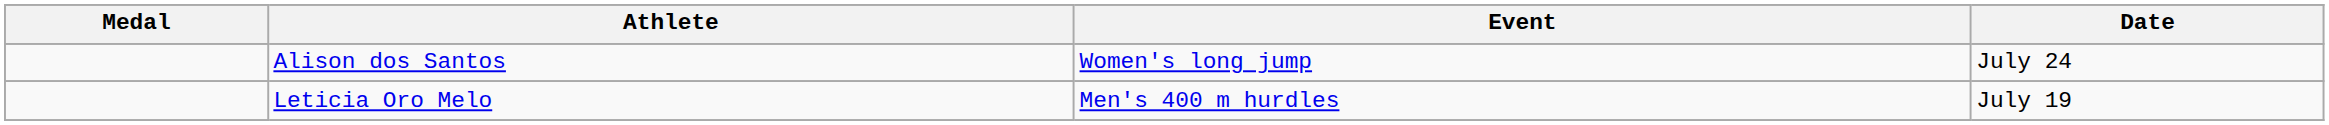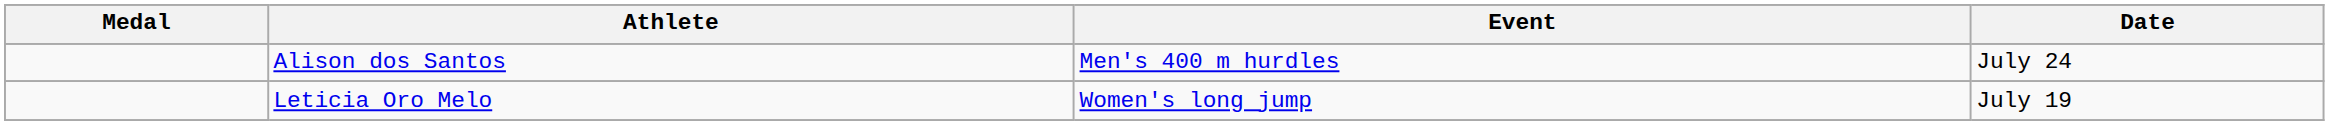(1196, 62) Women's long jump -> (1209, 62) Men's 400 m hurdles
(1209, 100) Men's 400 m hurdles -> (1196, 100) Women's long jump
